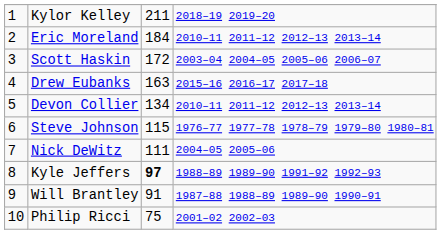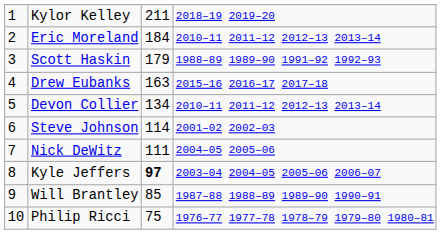(157, 61) 172 -> (157, 61) 179
(278, 61) 2003–04 2004–05 2005–06 2006–07 -> (278, 61) 1988–89 1989–90 1991–92 1992–93
(157, 128) 115 -> (157, 128) 114
(305, 128) 1976–77 1977–78 1978–79 1979–80 1980–81 -> (225, 128) 2001–02 2002–03
(278, 173) 1988–89 1989–90 1991–92 1992–93 -> (278, 173) 2003–04 2004–05 2005–06 2006–07
(153, 195) 91 -> (153, 195) 85
(225, 218) 2001–02 2002–03 -> (305, 218) 1976–77 1977–78 1978–79 1979–80 1980–81
